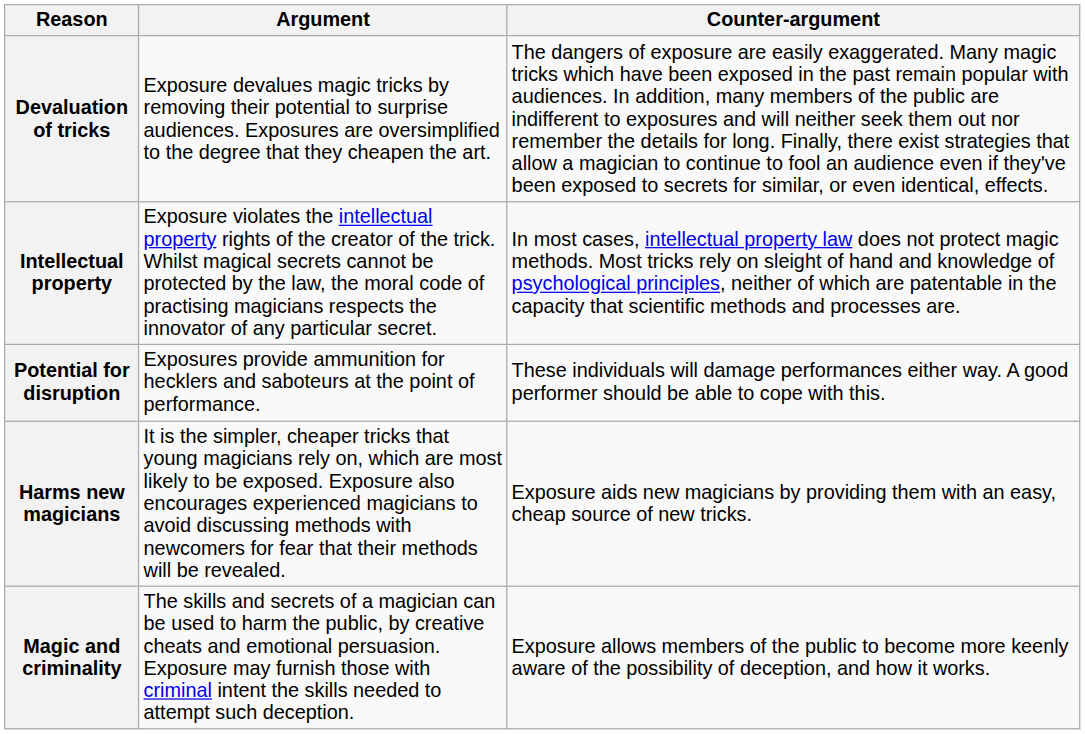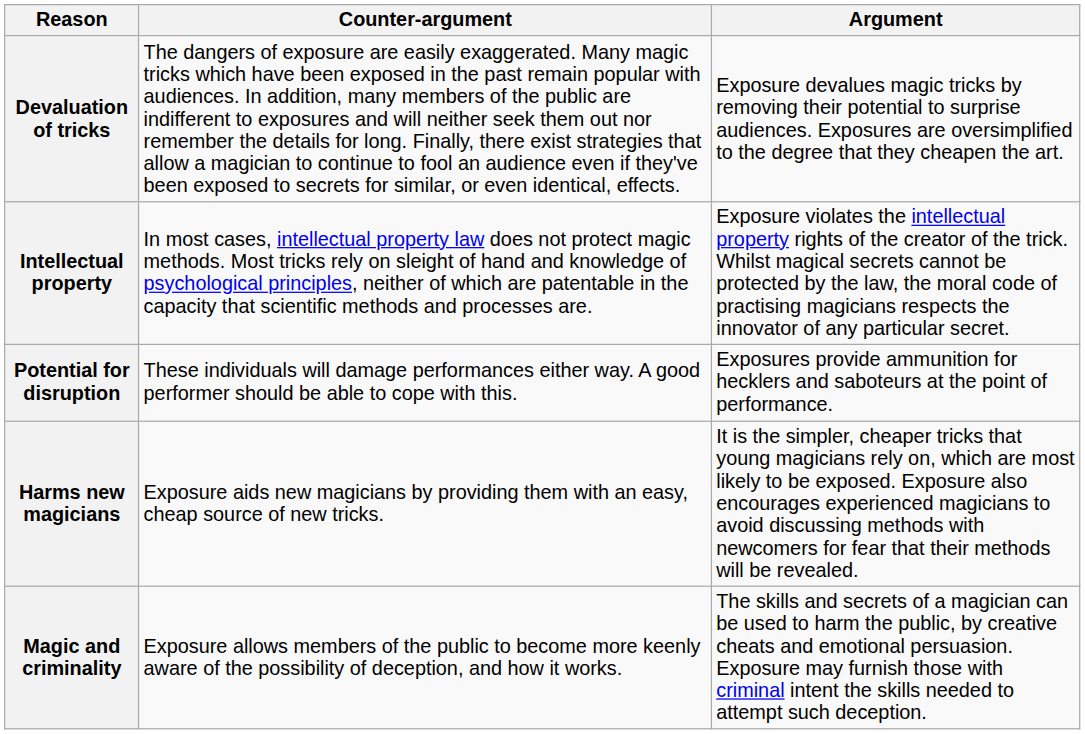columns swapped: (323, 20) <-> (793, 20)
